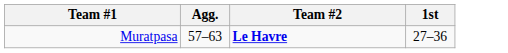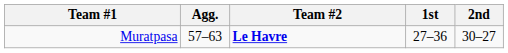+ column: (479, 15)
